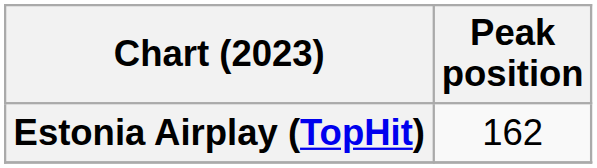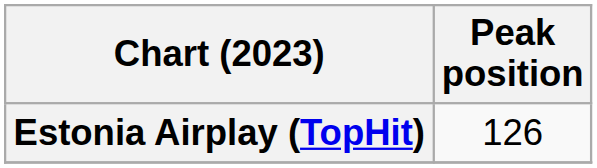(513, 132) 162 -> (513, 132) 126
